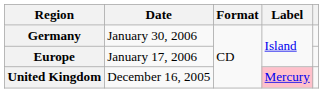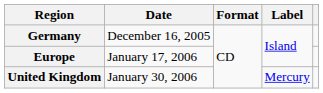(152, 35) January 30, 2006 -> (159, 35) December 16, 2005
(159, 77) December 16, 2005 -> (152, 77) January 30, 2006
(287, 77) pink background -> (287, 77) no background
